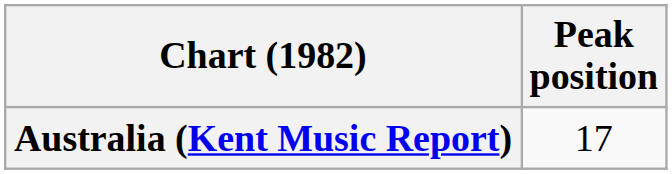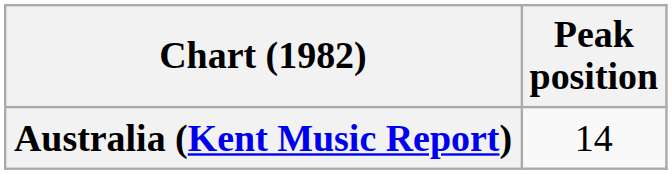(594, 137) 17 -> (594, 137) 14
